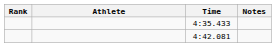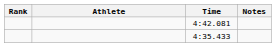rows swapped: (212, 23) <-> (212, 36)
